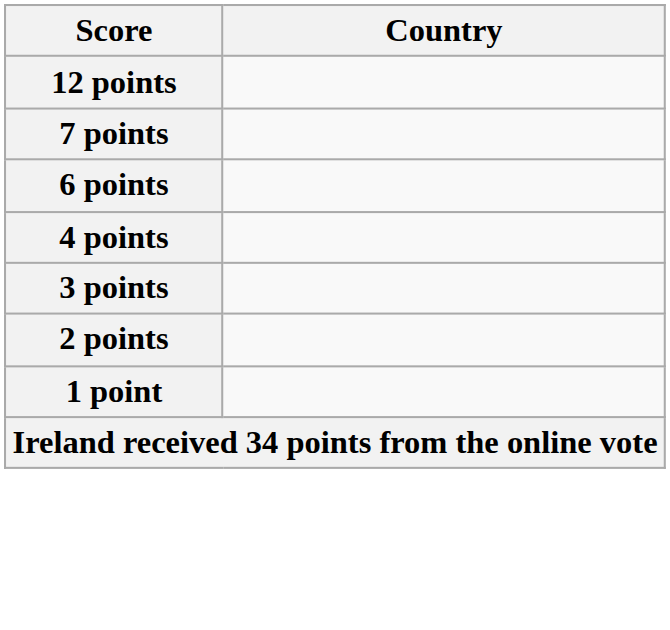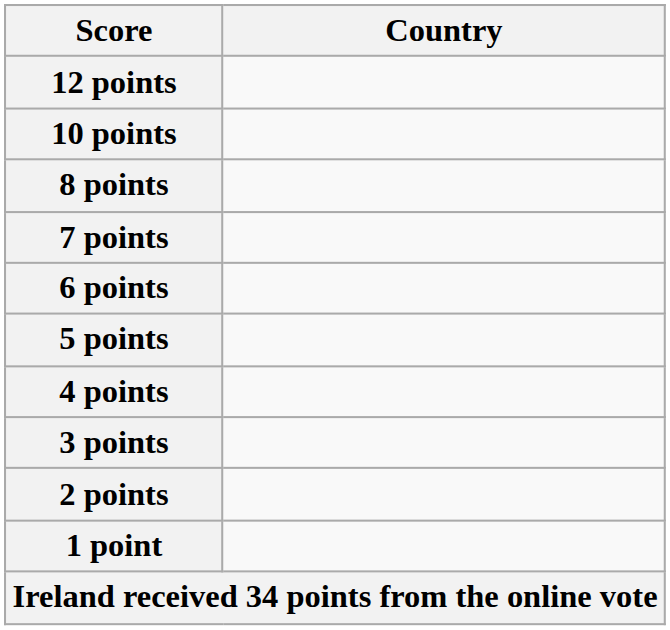+ row: (114, 133)
+ row: (114, 184)
+ row: (114, 339)
